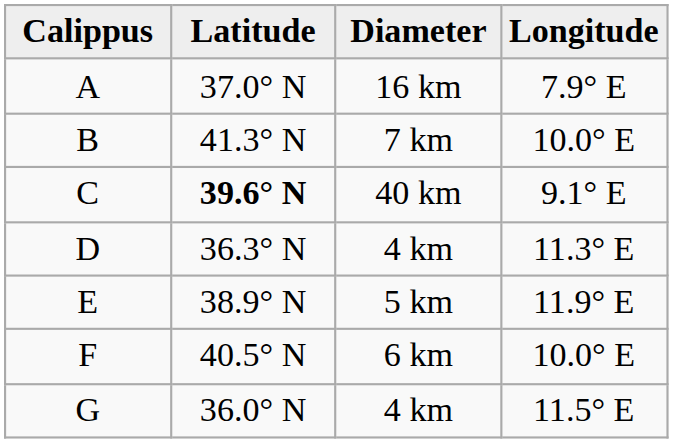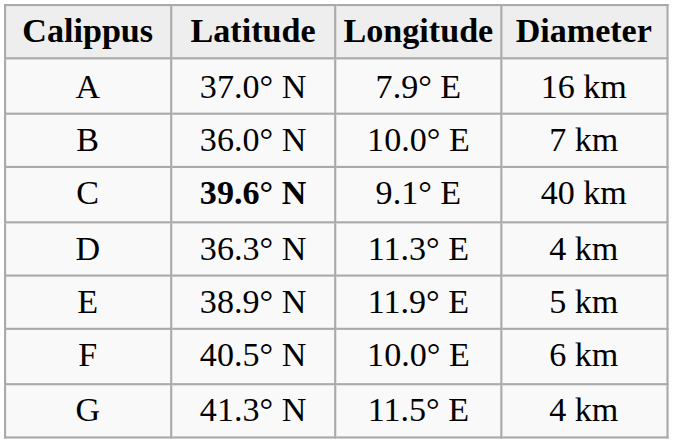columns swapped: (584, 31) <-> (418, 31)
(253, 139) 41.3° N -> (253, 139) 36.0° N
(253, 409) 36.0° N -> (253, 409) 41.3° N
